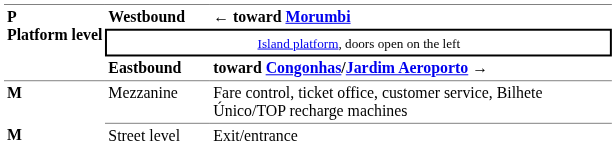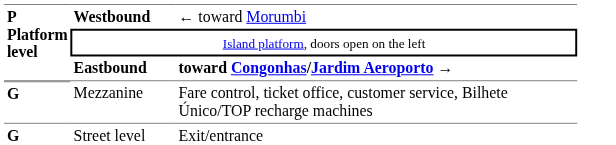(282, 16) bold -> (242, 16) normal
(14, 93) M -> (13, 94) G
(14, 134) M -> (13, 135) G
